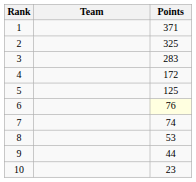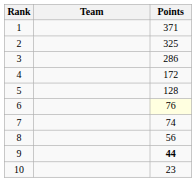(171, 59) 283 -> (171, 59) 286
(171, 91) 125 -> (171, 91) 128
(171, 138) 53 -> (171, 138) 56
(171, 153) normal -> (171, 153) bold
